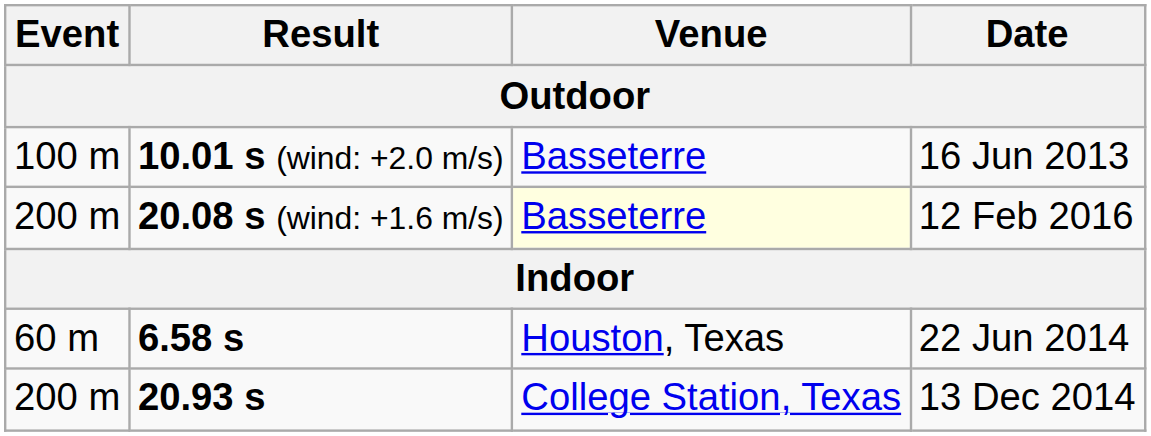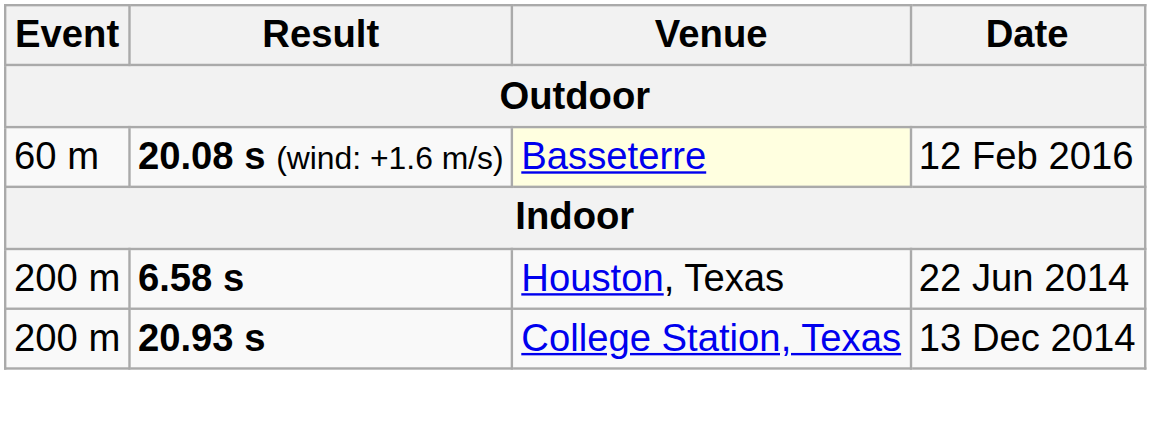- row: (321, 156)
(67, 216) 200 m -> (57, 156) 60 m
(57, 338) 60 m -> (67, 277) 200 m
